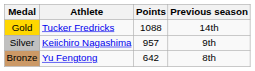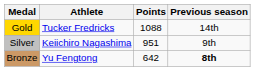(151, 43) 957 -> (151, 43) 951
(209, 58) normal -> (209, 58) bold
